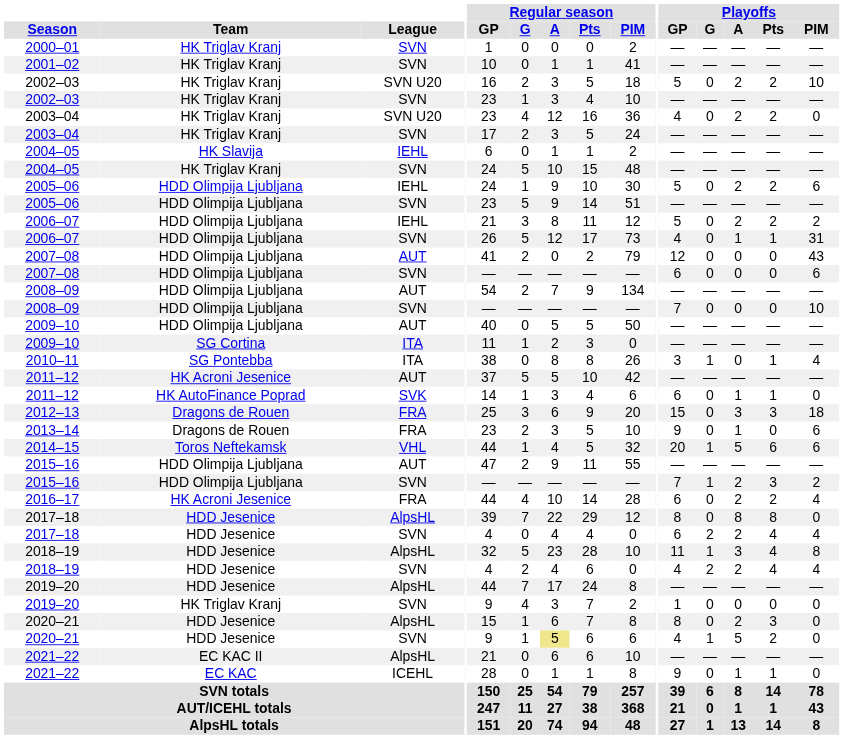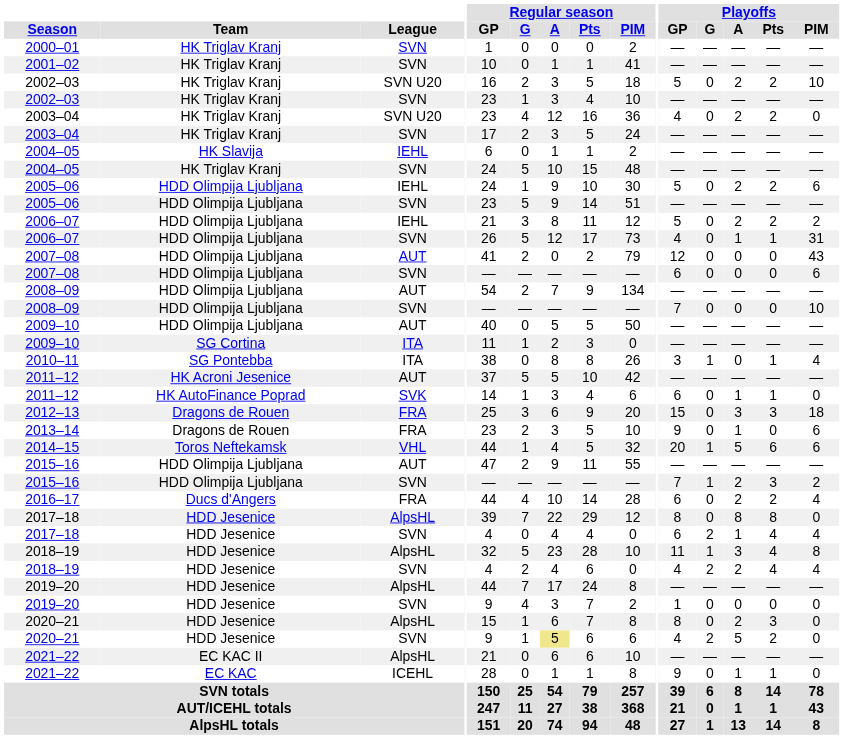(231, 499) HK Acroni Jesenice -> (231, 499) Ducs d'Angers
(738, 534) 2 -> (738, 534) 1
(231, 604) HK Triglav Kranj -> (231, 604) HDD Jesenice
(710, 639) 1 -> (710, 639) 2
